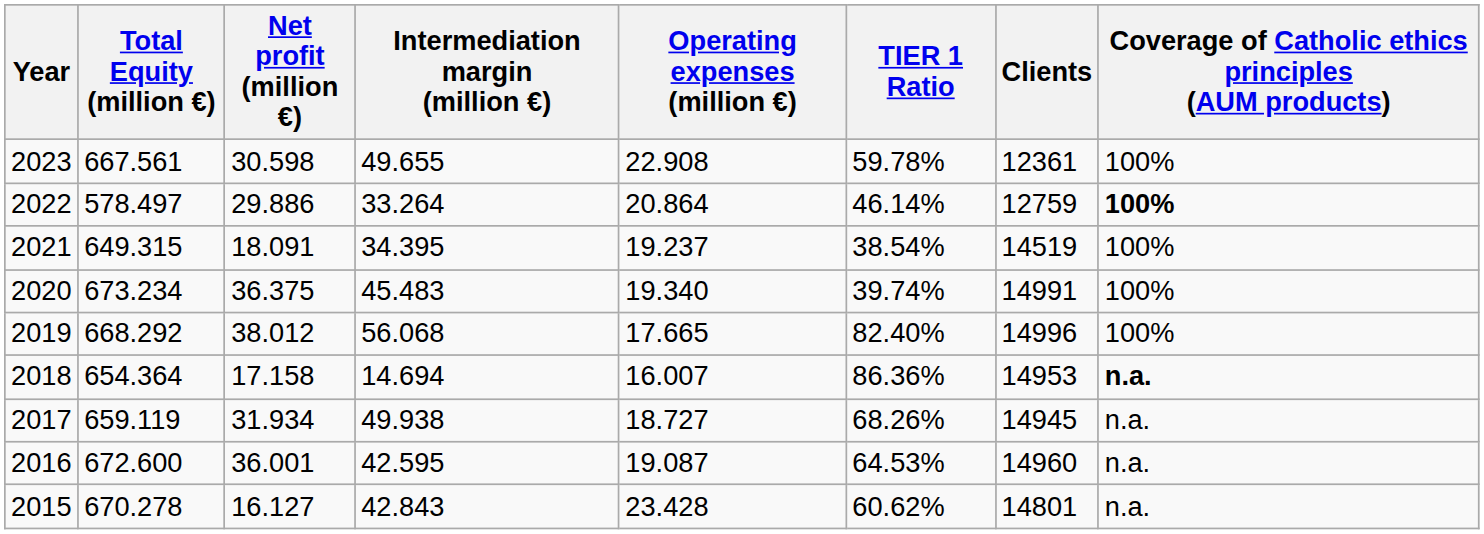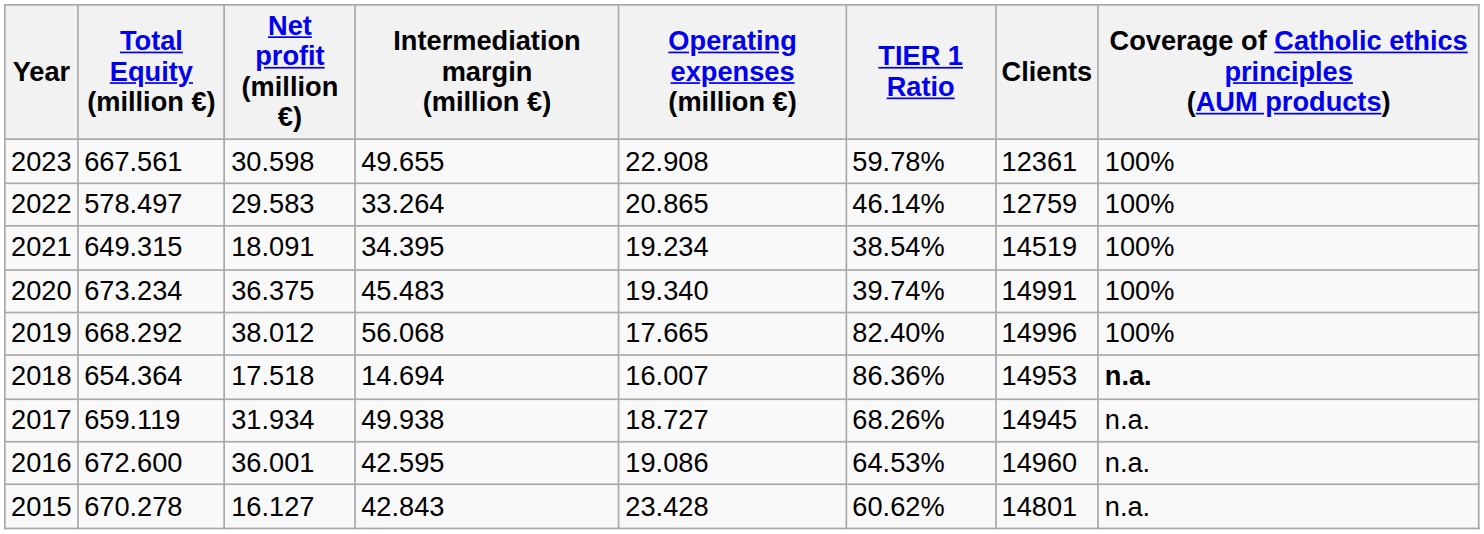(273, 204) 29.886 -> (273, 204) 29.583
(667, 204) 20.864 -> (667, 204) 20.865
(1140, 204) bold -> (1140, 204) normal
(667, 247) 19.237 -> (667, 247) 19.234
(273, 376) 17.158 -> (273, 376) 17.518
(667, 462) 19.087 -> (667, 462) 19.086
